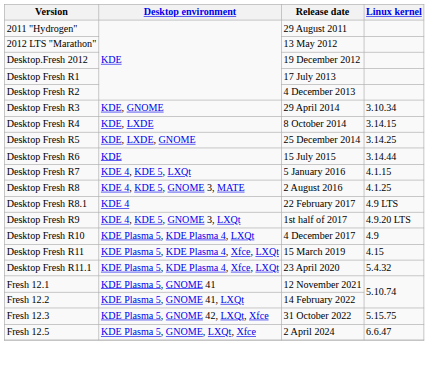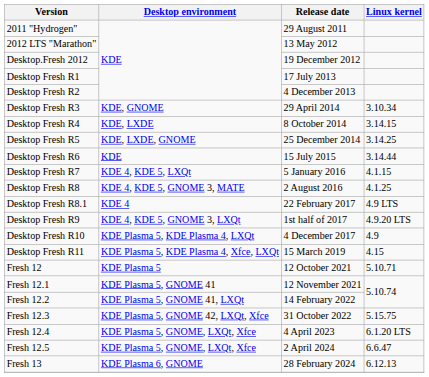- row: (49, 268)
+ row: (24, 268)
+ row: (28, 332)
+ row: (24, 364)
